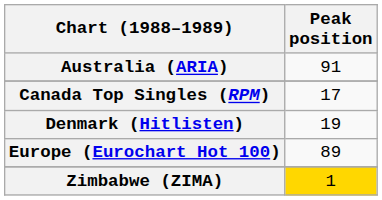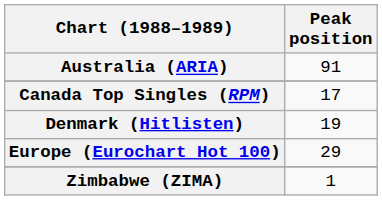(331, 153) 89 -> (331, 153) 29
(331, 181) gold background -> (331, 181) no background
